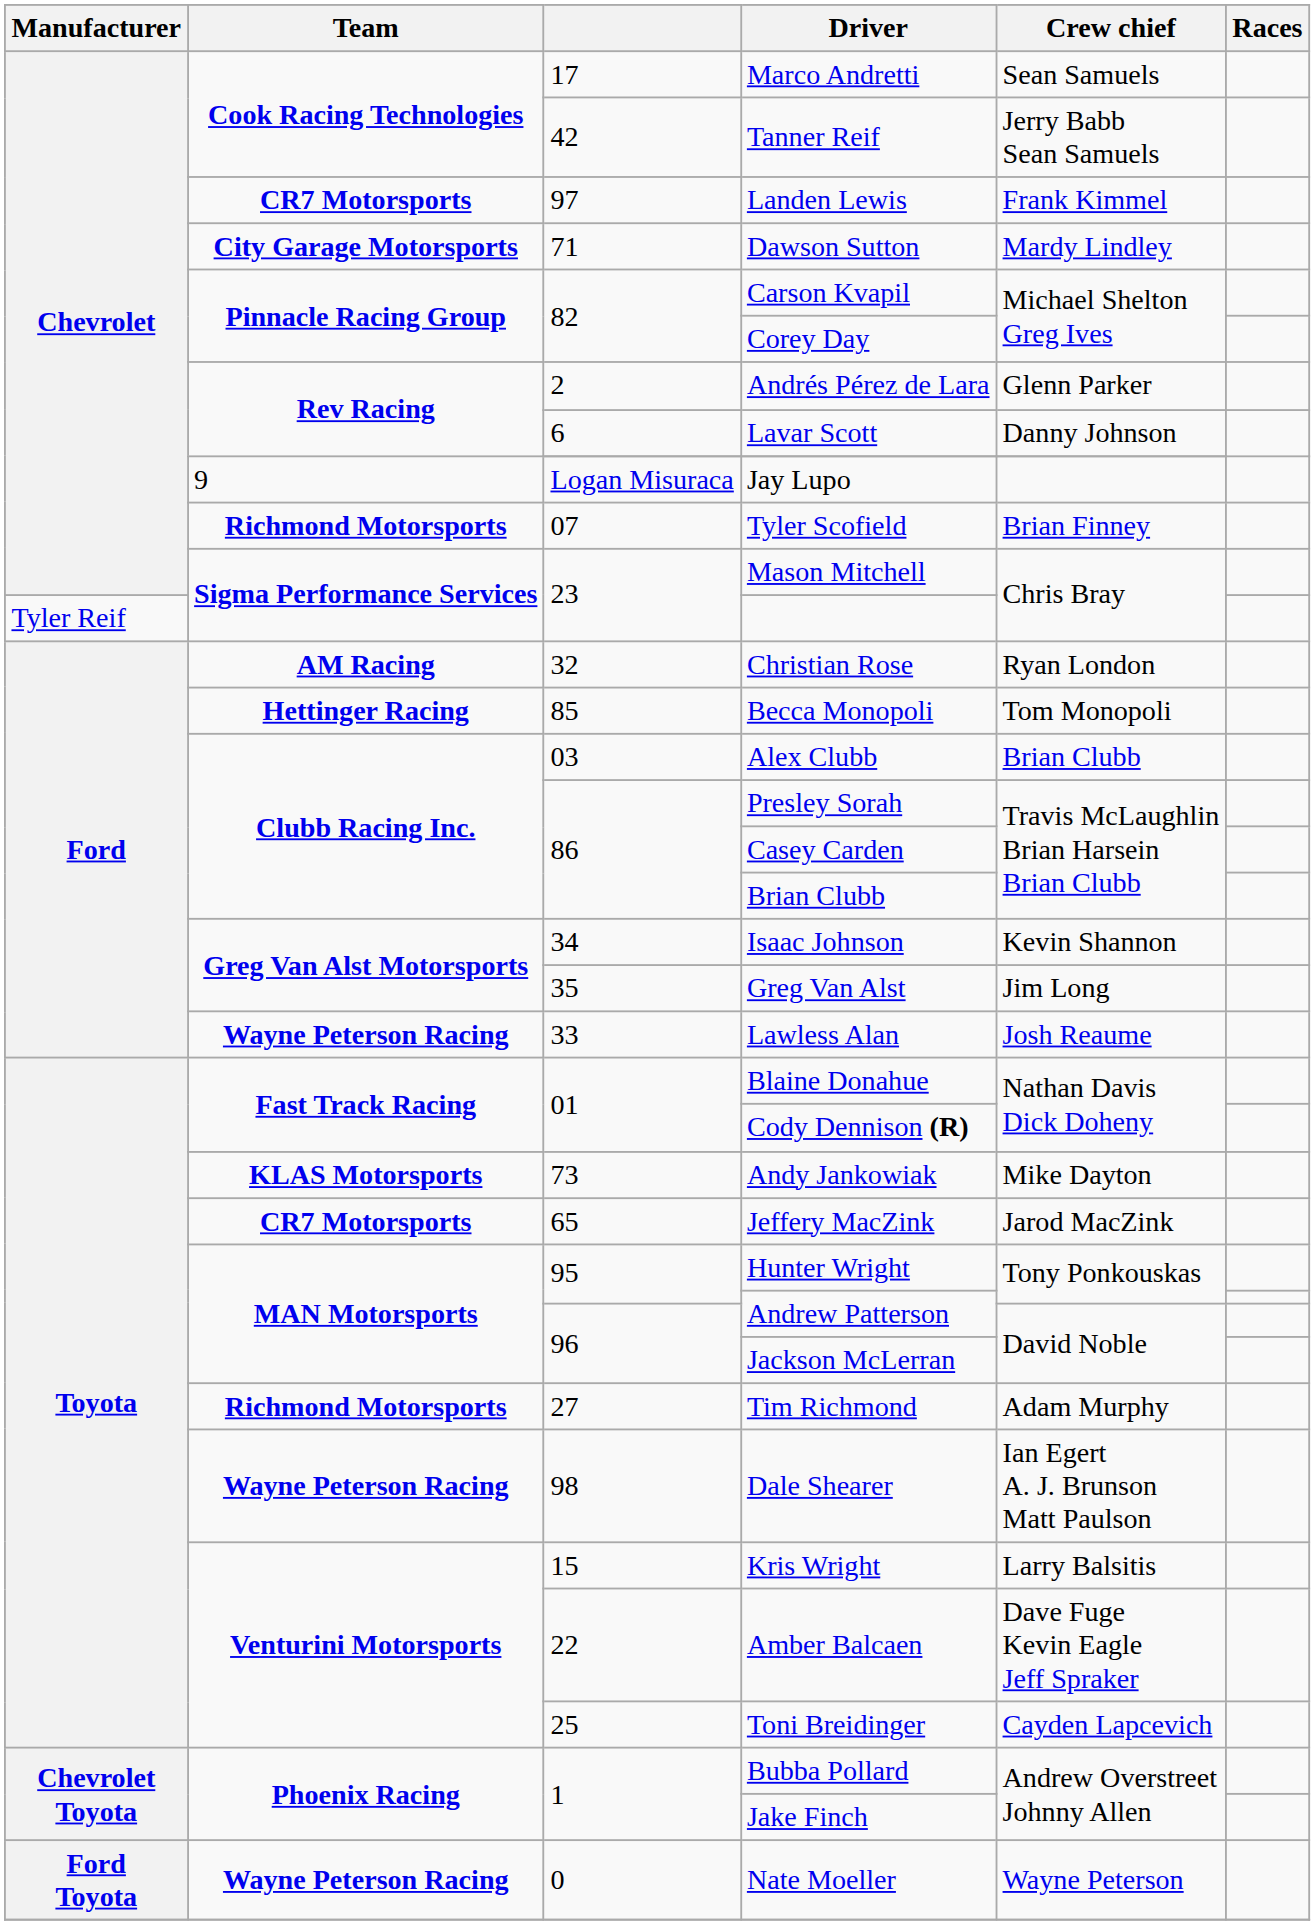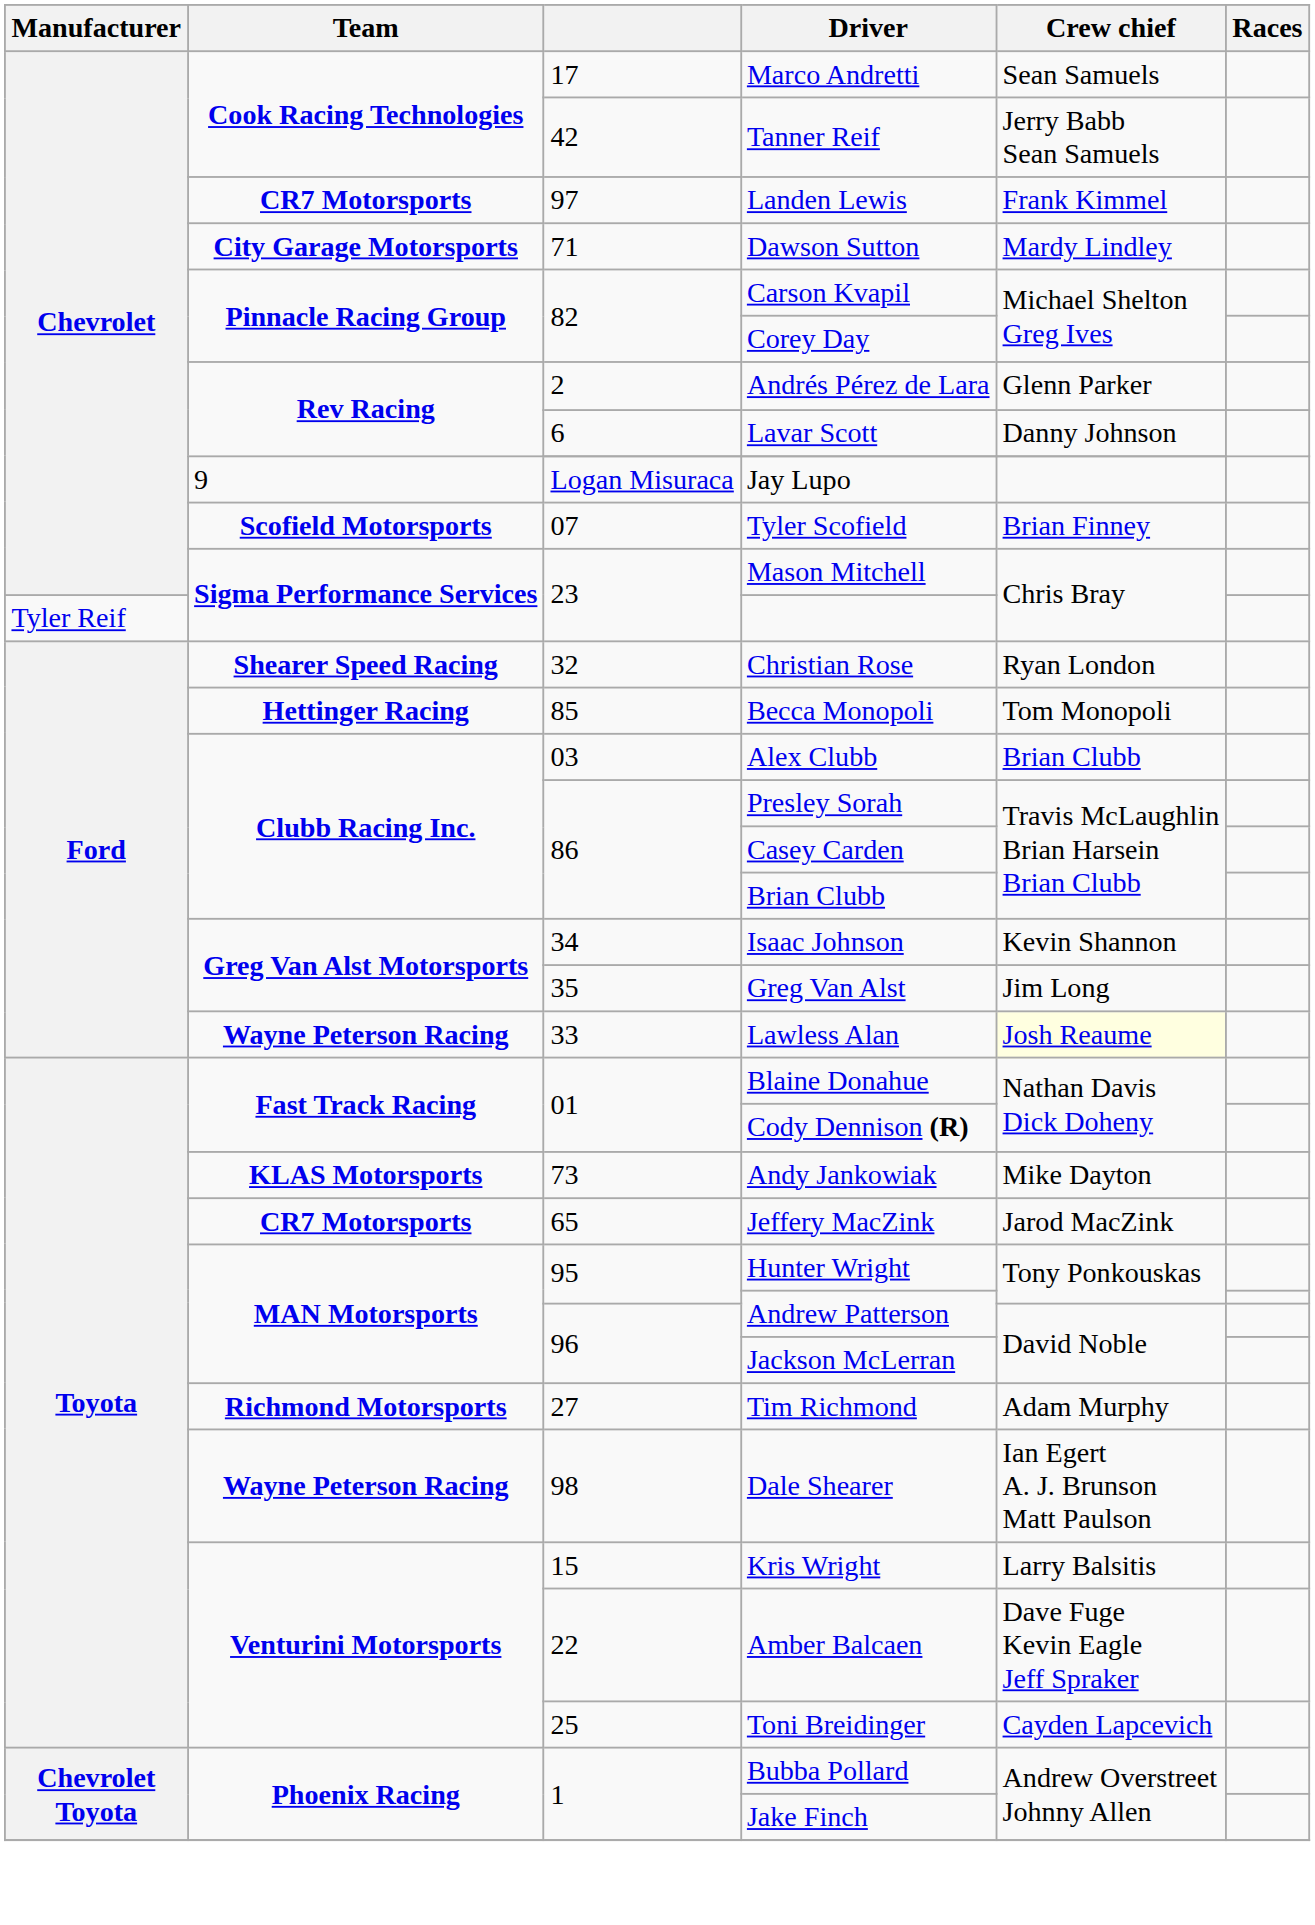(366, 524) Richmond Motorsports -> (366, 524) Scofield Motorsports
(366, 663) AM Racing -> (366, 663) Shearer Speed Racing
(1077, 1034) no background -> (1077, 1034) lightyellow background
- row: (557, 1880)
